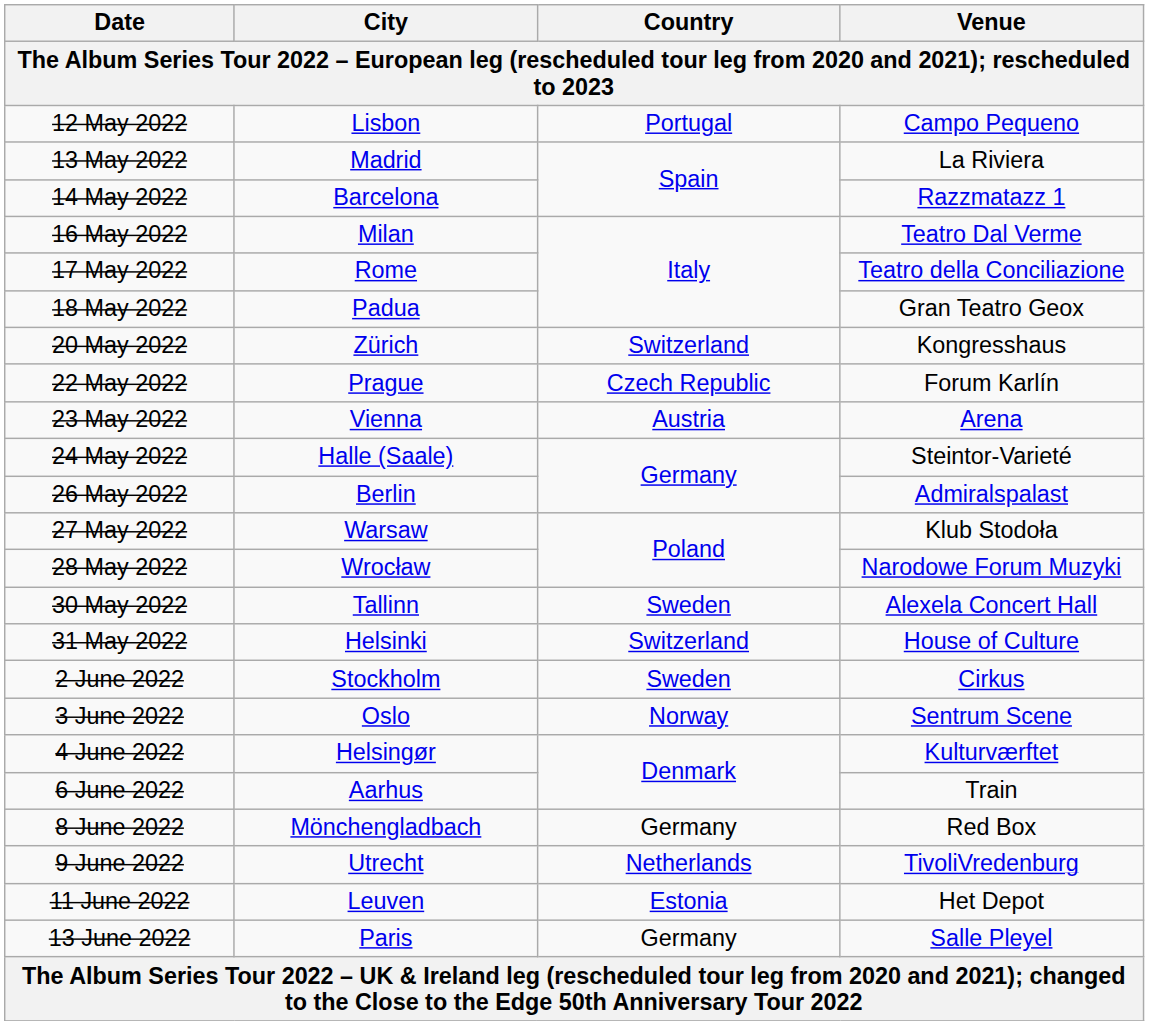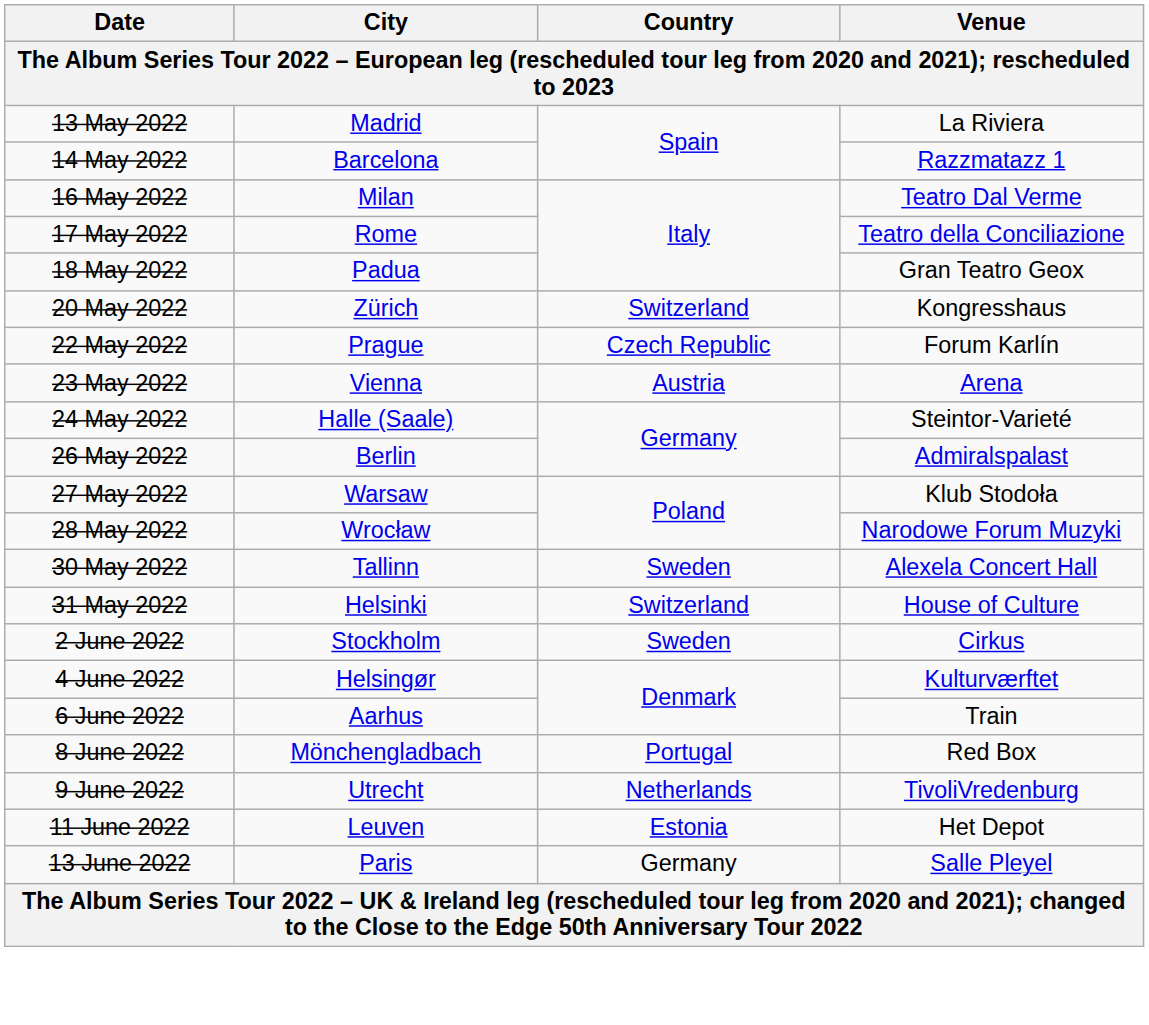- row: (120, 123)
- row: (120, 716)
(689, 827) Germany -> (689, 753) Portugal
